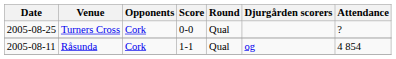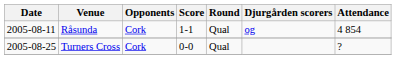rows swapped: (79, 46) <-> (90, 29)
